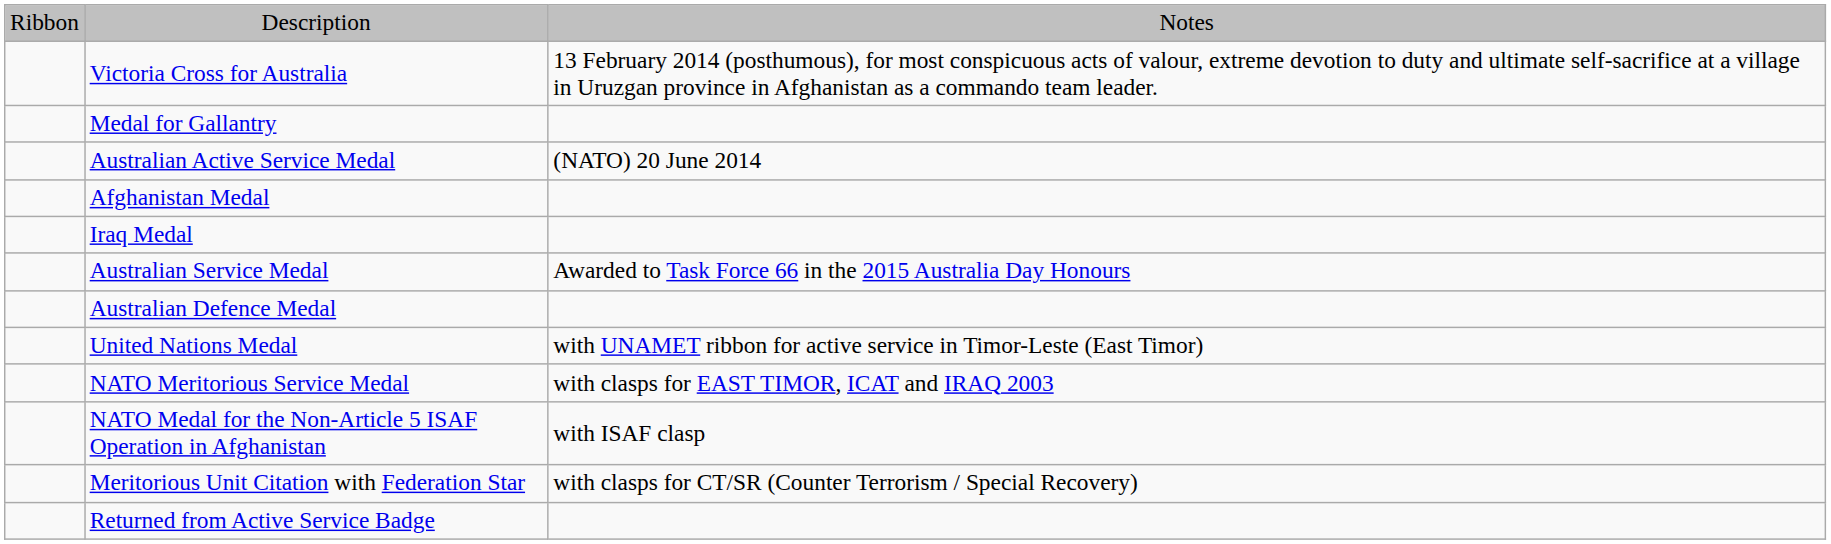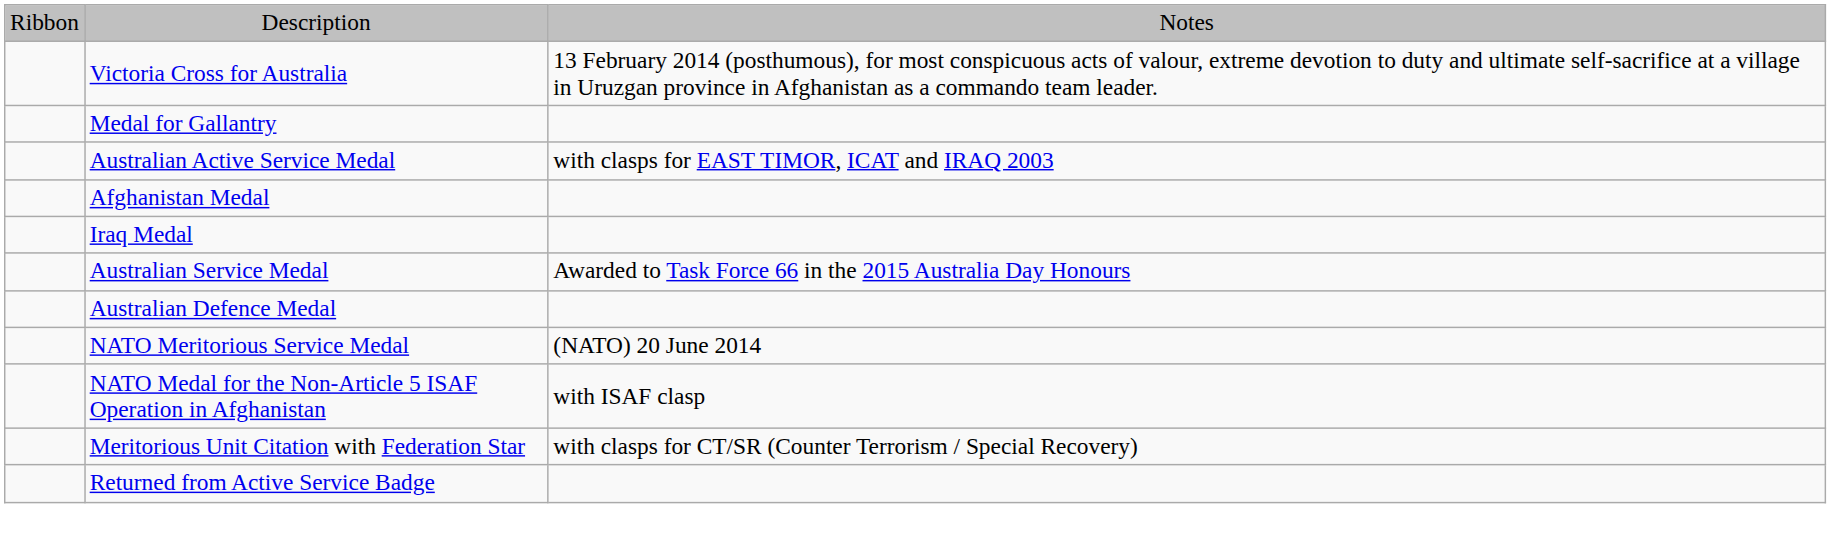(657, 160) (NATO) 20 June 2014 -> (803, 160) with clasps for EAST TIMOR, ICAT and IRAQ 2003
- row: (193, 345)
(803, 382) with clasps for EAST TIMOR, ICAT and IRAQ 2003 -> (657, 345) (NATO) 20 June 2014
